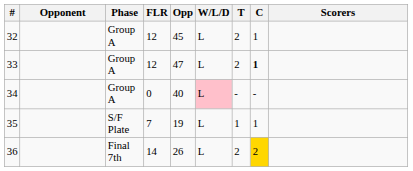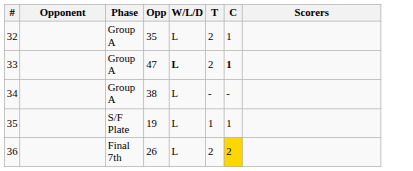- column: (157, 13)
(178, 36) 45 -> (152, 36) 35
(201, 65) normal -> (175, 65) bold
(178, 94) 40 -> (152, 94) 38
(201, 94) pink background -> (175, 94) no background
